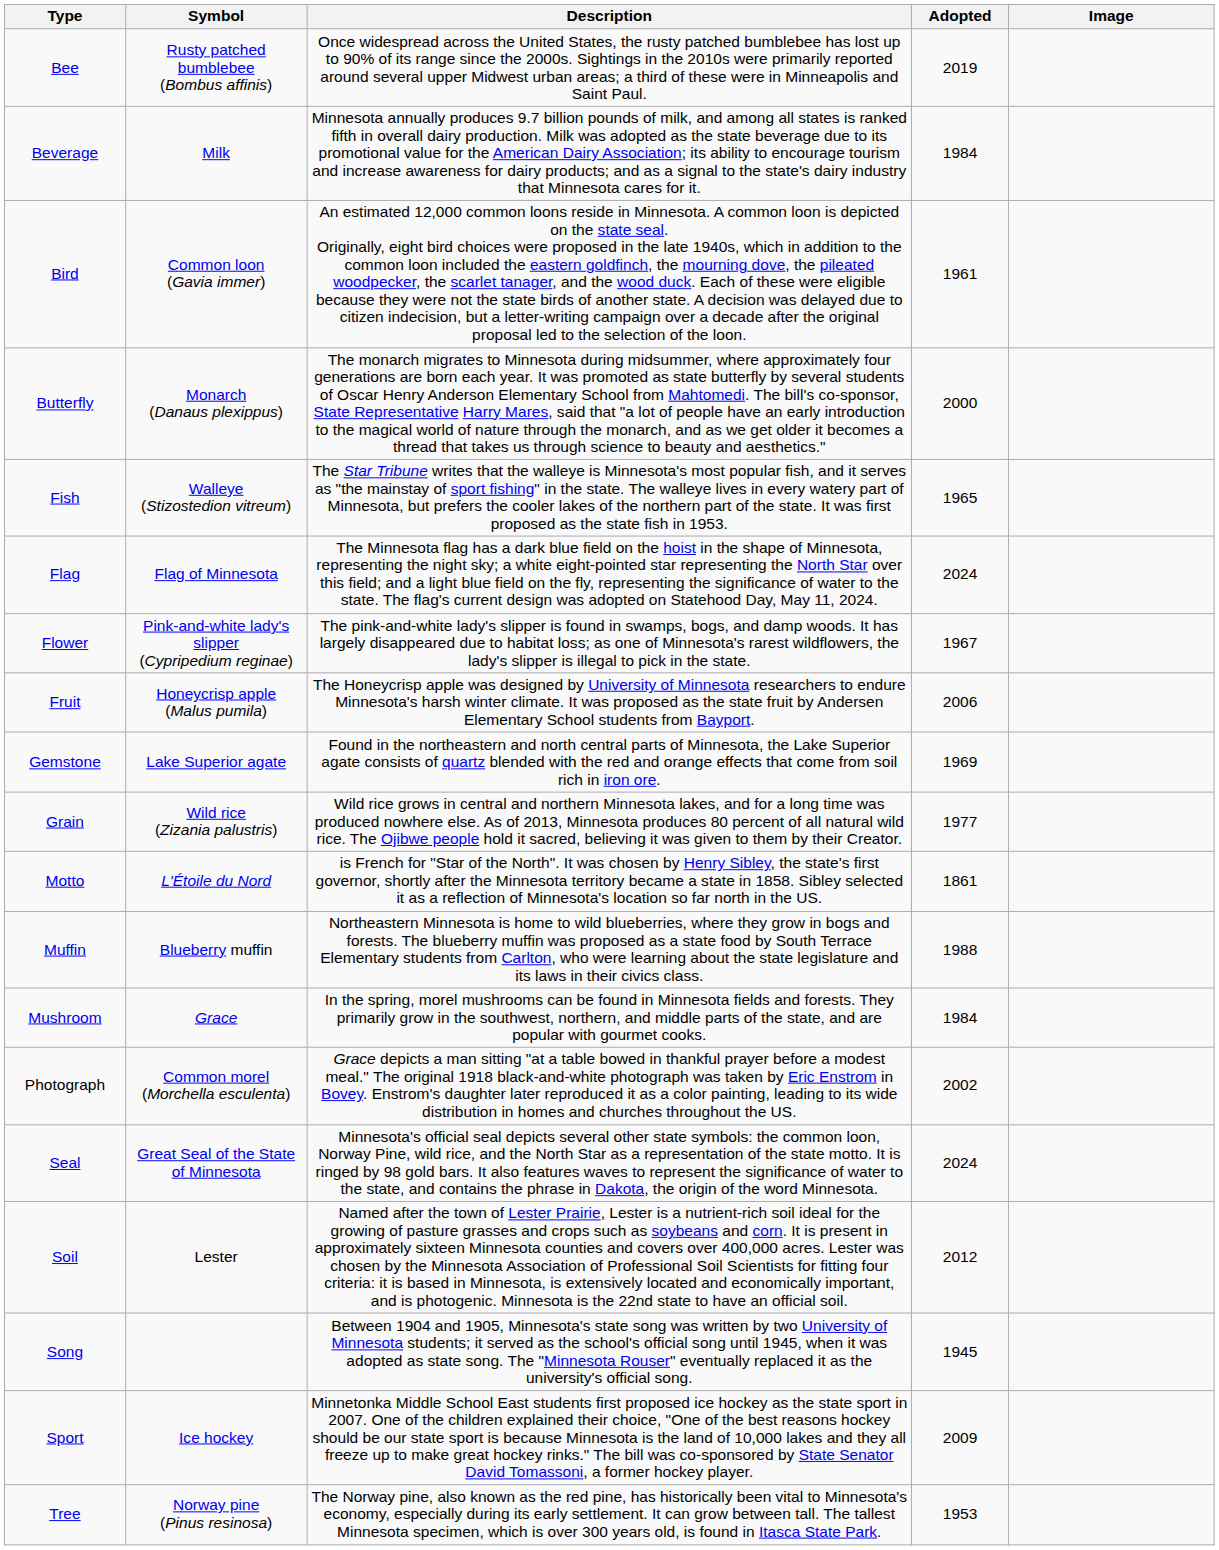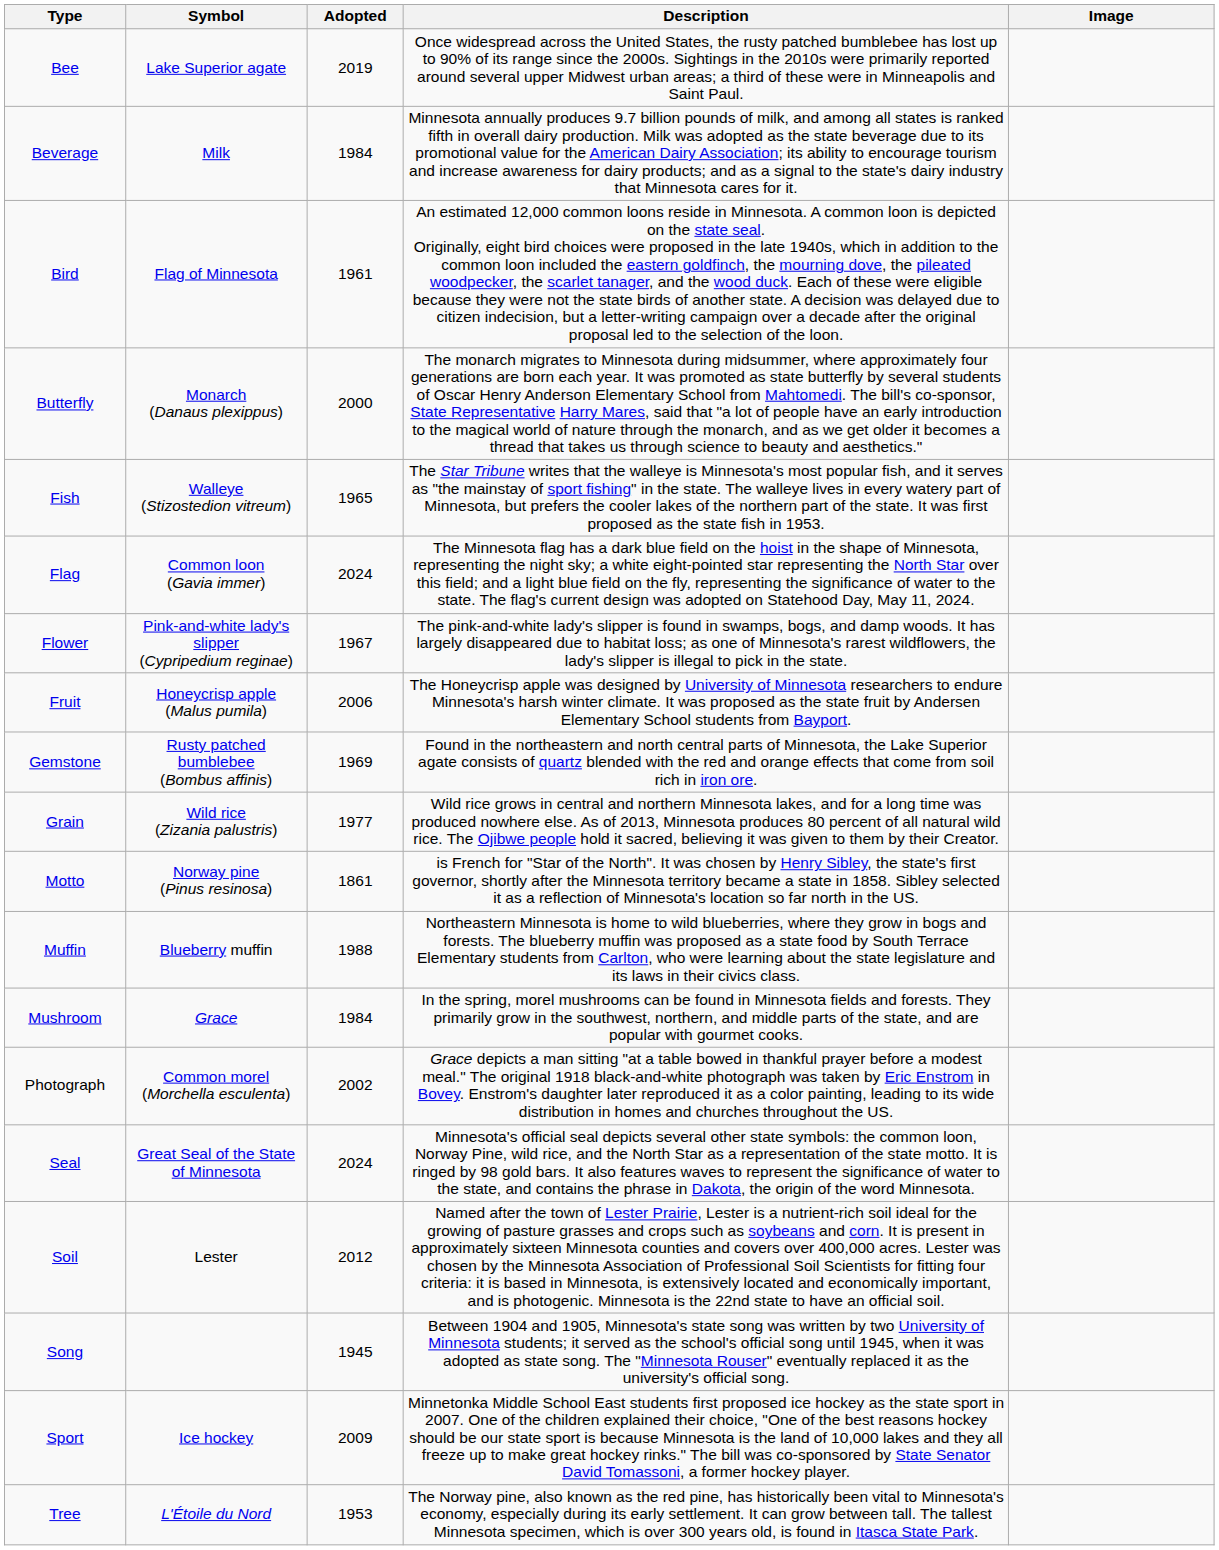columns swapped: (609, 16) <-> (960, 16)
(216, 67) Rusty patched bumblebee (Bombus affinis) -> (216, 67) Lake Superior agate
(216, 273) Common loon (Gavia immer) -> (216, 273) Flag of Minnesota
(216, 574) Flag of Minnesota -> (216, 574) Common loon (Gavia immer)
(216, 762) Lake Superior agate -> (216, 762) Rusty patched bumblebee (Bombus affinis)
(216, 881) L'Étoile du Nord -> (216, 881) Norway pine (Pinus resinosa)
(216, 1514) Norway pine (Pinus resinosa) -> (216, 1514) L'Étoile du Nord
